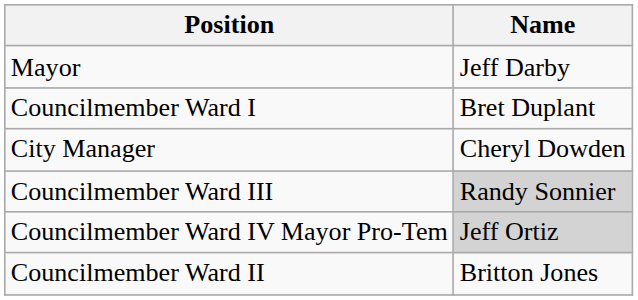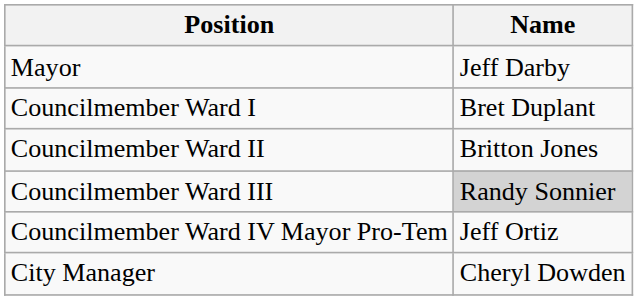rows swapped: (138, 273) <-> (83, 149)
(509, 231) lightgrey background -> (509, 231) no background
